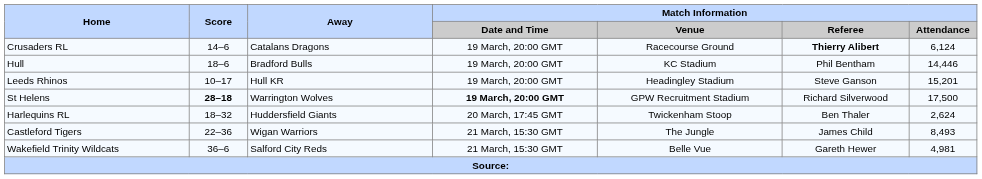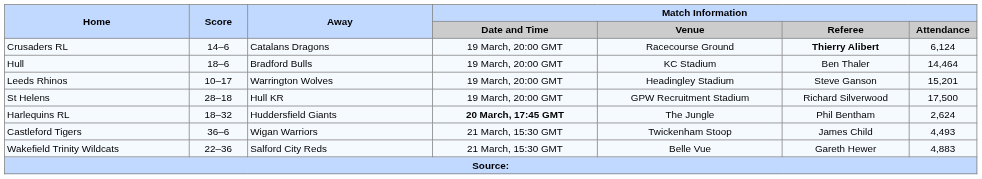(846, 64) Phil Bentham -> (846, 64) Ben Thaler
(943, 64) 14,446 -> (943, 64) 14,464
(267, 81) Hull KR -> (292, 81) Warrington Wolves
(218, 98) bold -> (218, 98) normal
(292, 98) Warrington Wolves -> (267, 98) Hull KR
(515, 98) bold -> (515, 98) normal
(515, 114) normal -> (515, 114) bold
(690, 114) Twickenham Stoop -> (690, 114) The Jungle
(846, 114) Ben Thaler -> (846, 114) Phil Bentham
(218, 131) 22–36 -> (218, 131) 36–6
(690, 131) The Jungle -> (690, 131) Twickenham Stoop
(943, 131) 8,493 -> (943, 131) 4,493
(218, 148) 36–6 -> (218, 148) 22–36
(943, 148) 4,981 -> (943, 148) 4,883
